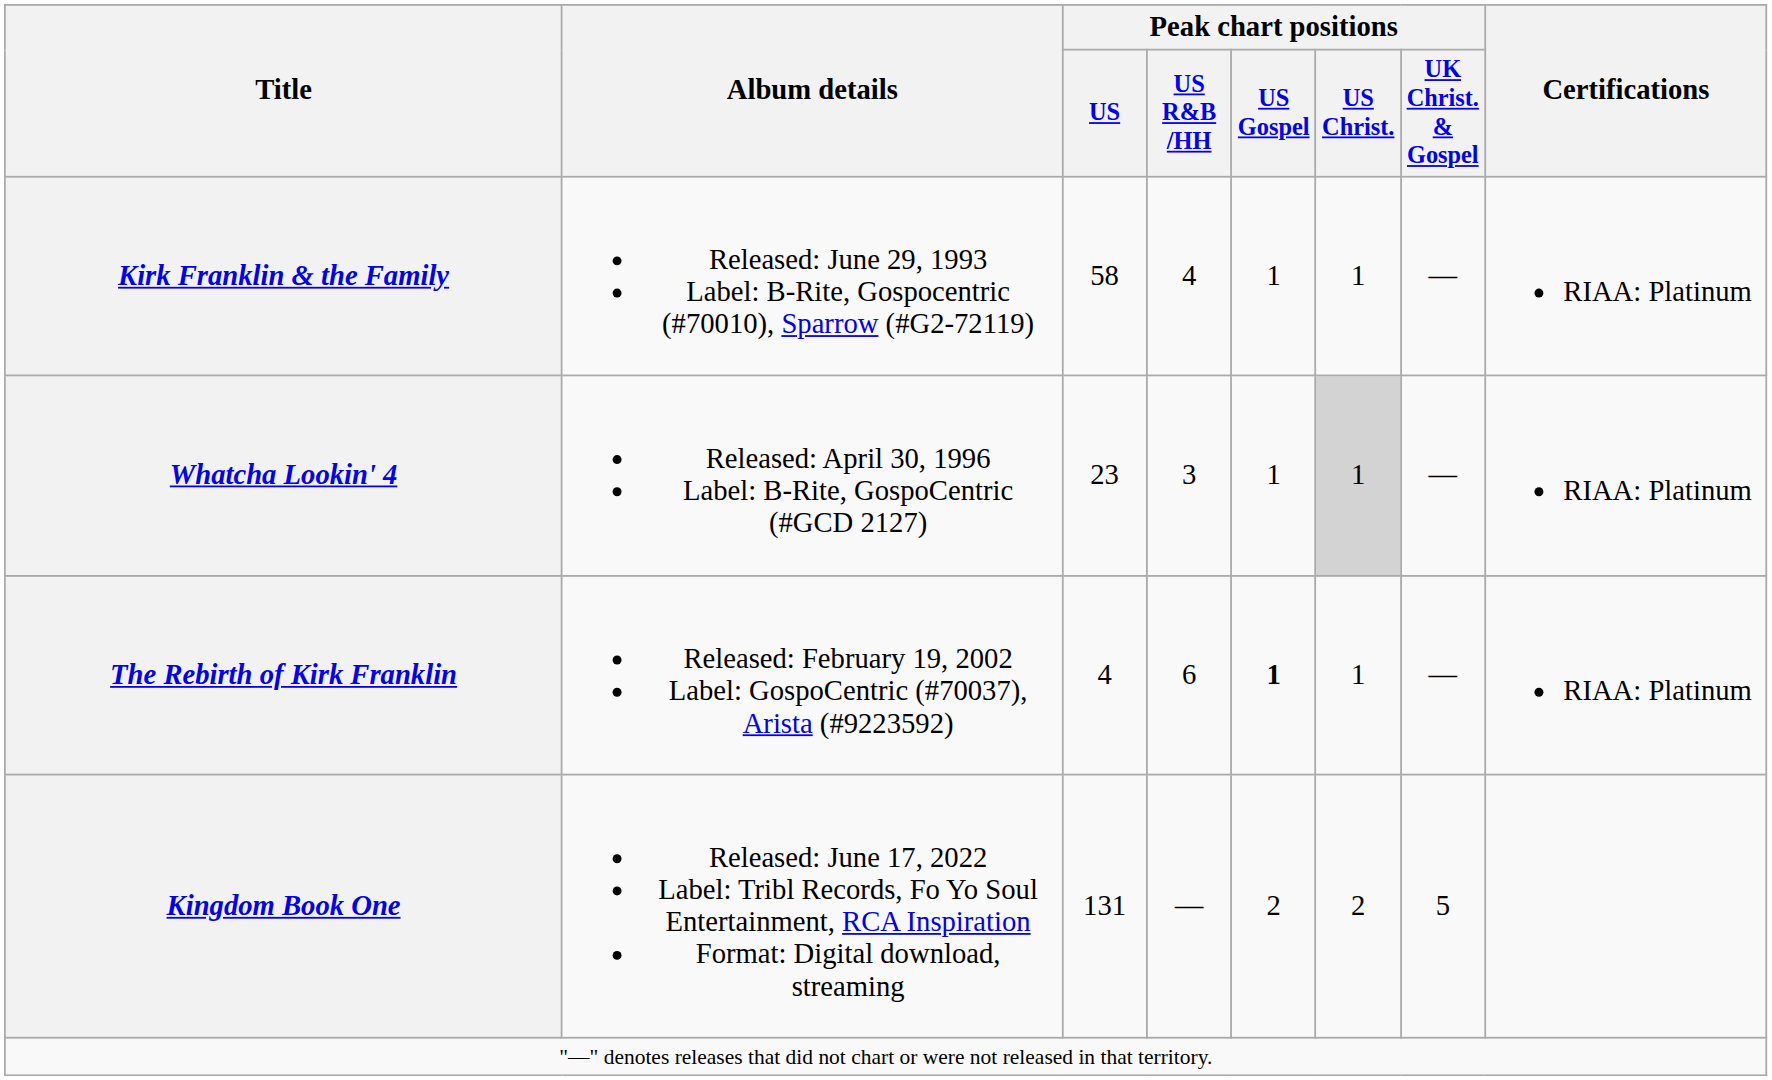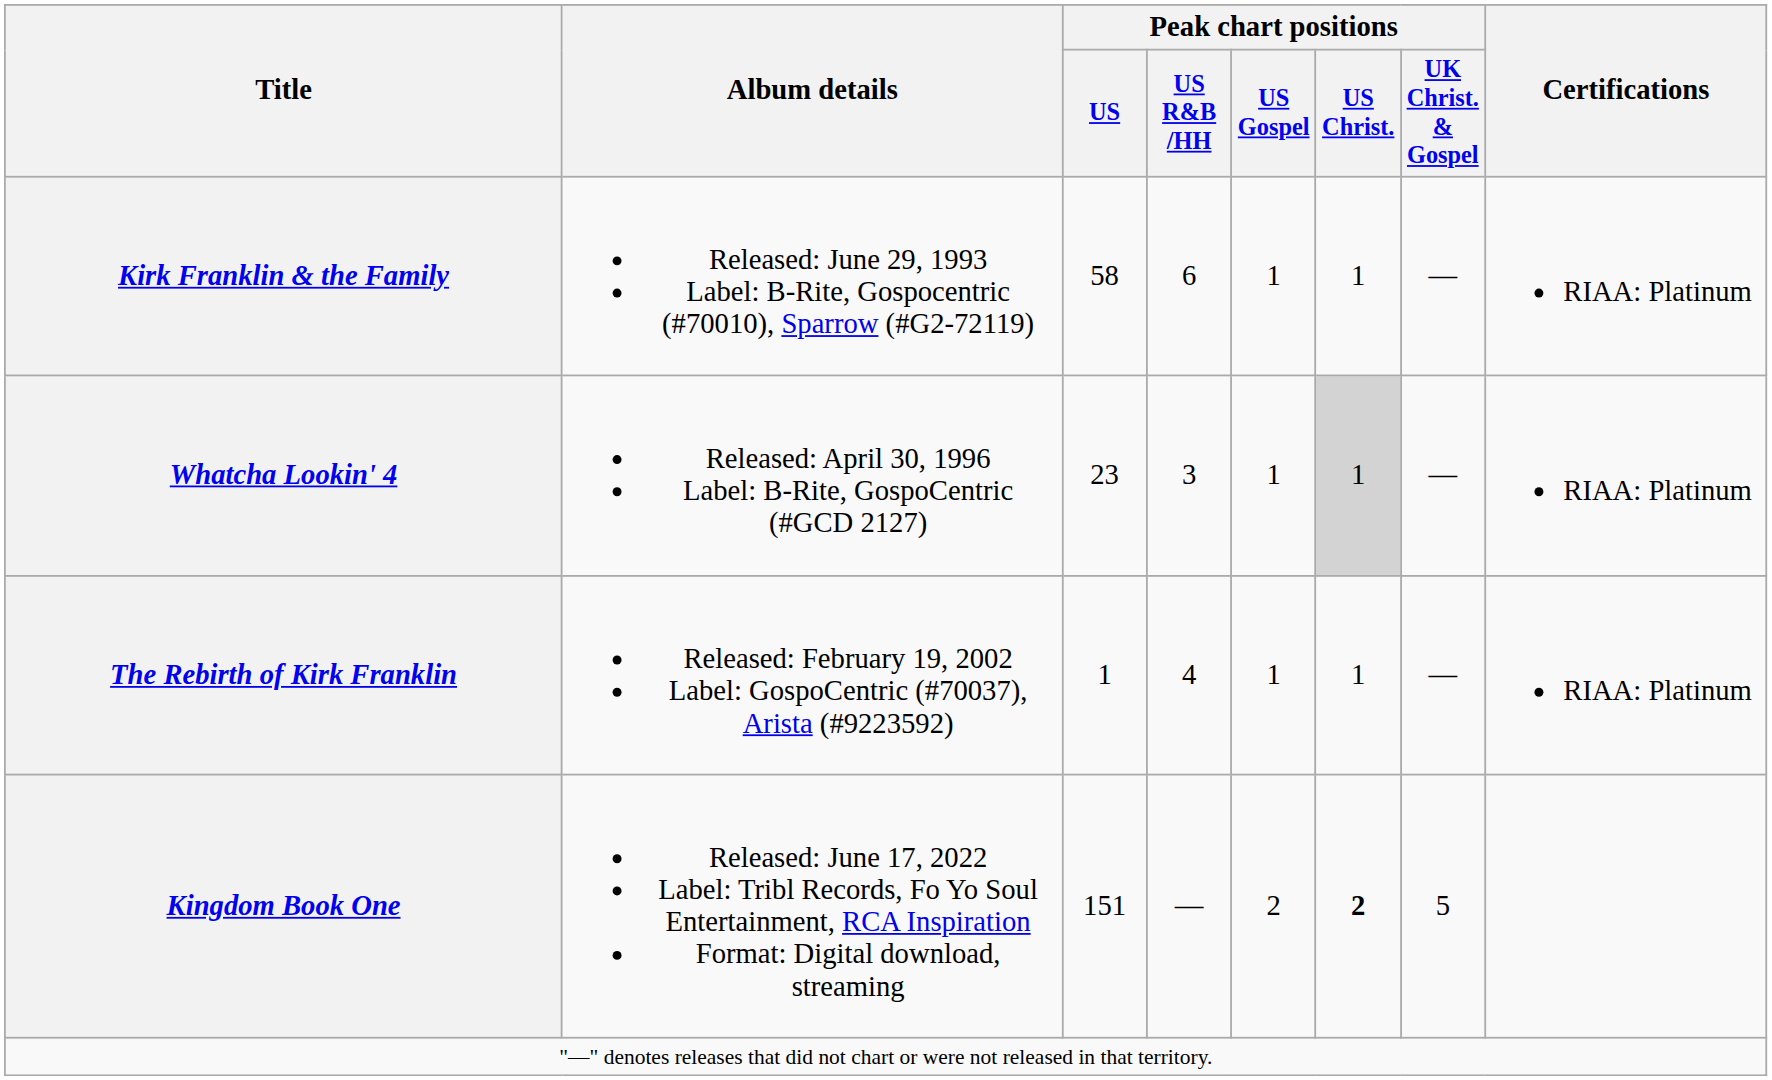(1189, 275) 4 -> (1189, 275) 6
(1105, 674) 4 -> (1105, 674) 1
(1189, 674) 6 -> (1189, 674) 4
(1274, 674) bold -> (1274, 674) normal
(1105, 905) 131 -> (1105, 905) 151
(1358, 905) normal -> (1358, 905) bold
